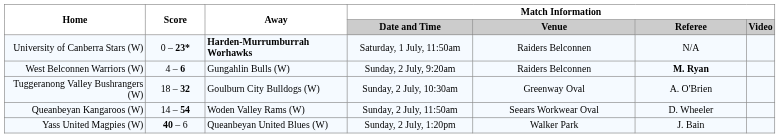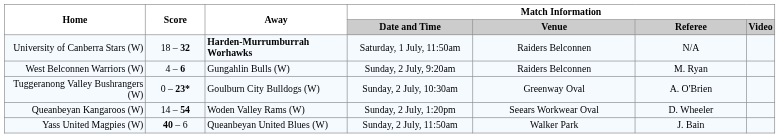(175, 48) 0 – 23* -> (175, 48) 18 – 32
(691, 68) bold -> (691, 68) normal
(175, 89) 18 – 32 -> (175, 89) 0 – 23*
(410, 110) Sunday, 2 July, 11:50am -> (410, 110) Sunday, 2 July, 1:20pm
(410, 125) Sunday, 2 July, 1:20pm -> (410, 125) Sunday, 2 July, 11:50am
